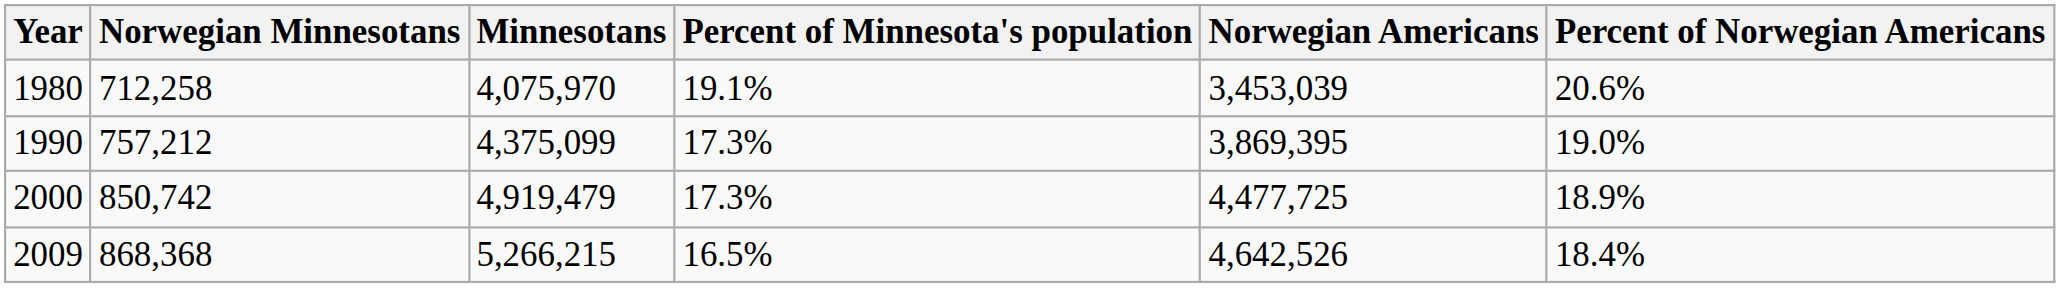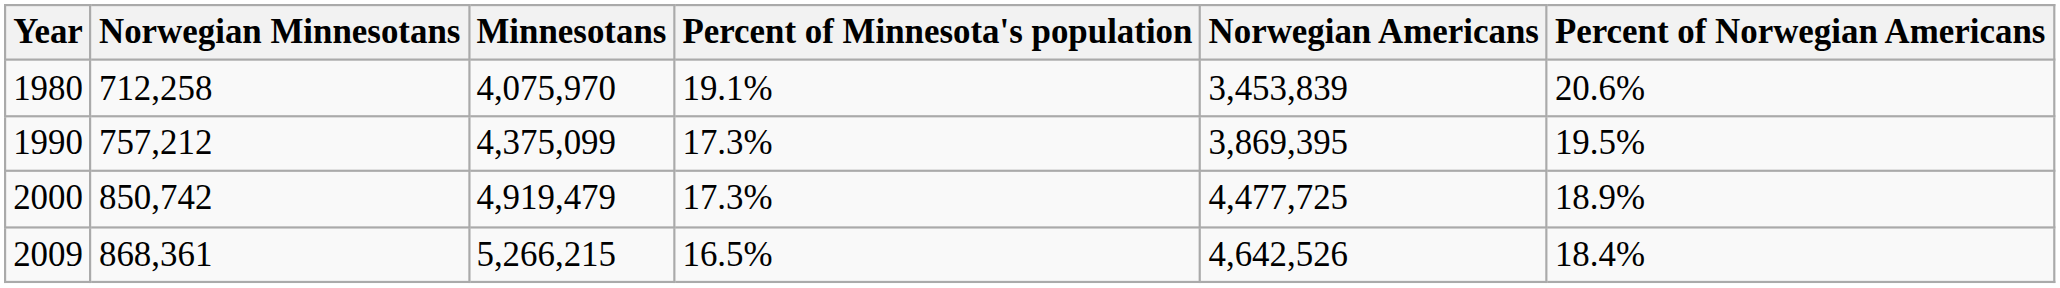(1278, 87) 3,453,039 -> (1278, 87) 3,453,839
(1600, 142) 19.0% -> (1600, 142) 19.5%
(156, 253) 868,368 -> (156, 253) 868,361
